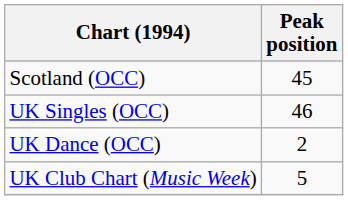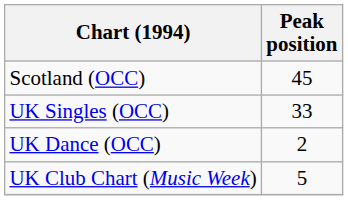(302, 111) 46 -> (302, 111) 33
